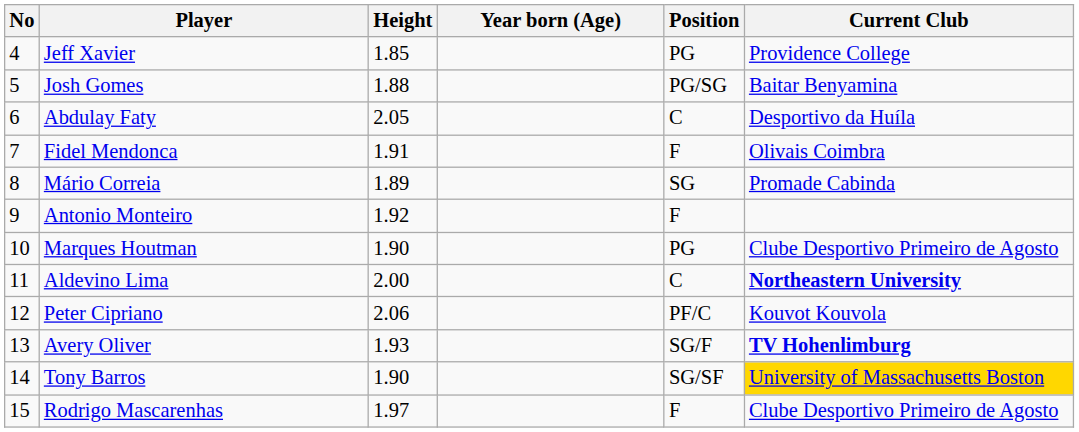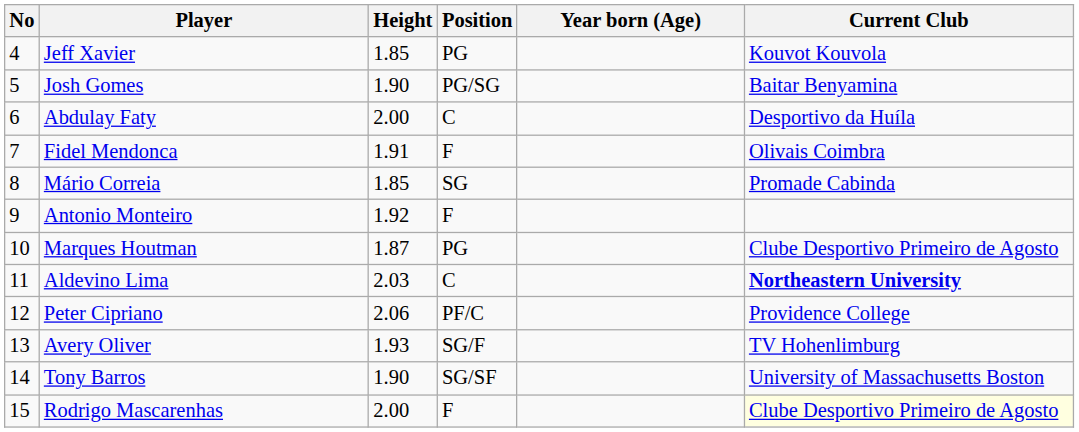columns swapped: (704, 20) <-> (551, 20)
(829, 53) Providence College -> (817, 53) Kouvot Kouvola
(391, 85) 1.88 -> (391, 85) 1.90
(391, 118) 2.05 -> (391, 118) 2.00
(391, 183) 1.89 -> (391, 183) 1.85
(391, 248) 1.90 -> (391, 248) 1.87
(391, 280) 2.00 -> (391, 280) 2.03
(817, 313) Kouvot Kouvola -> (829, 313) Providence College
(830, 345) bold -> (824, 345) normal
(897, 378) gold background -> (897, 378) no background
(391, 410) 1.97 -> (391, 410) 2.00
(904, 410) no background -> (904, 410) lightyellow background
